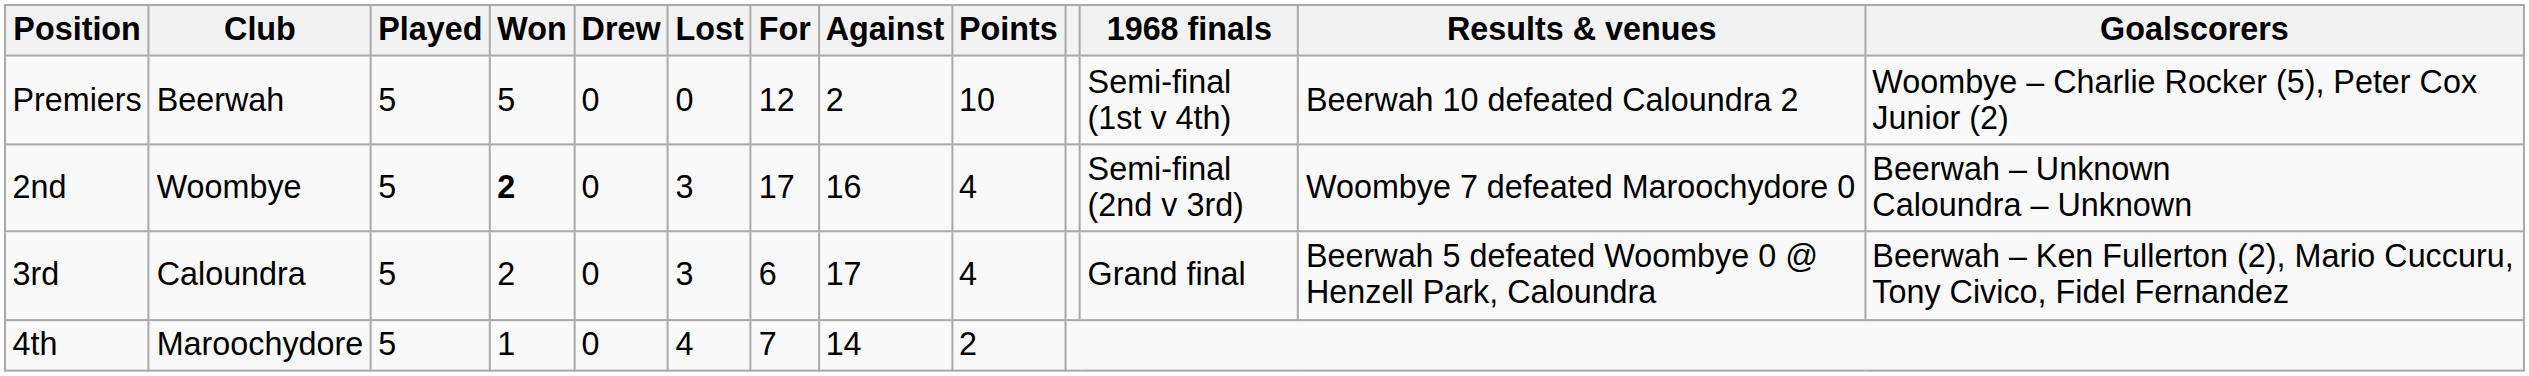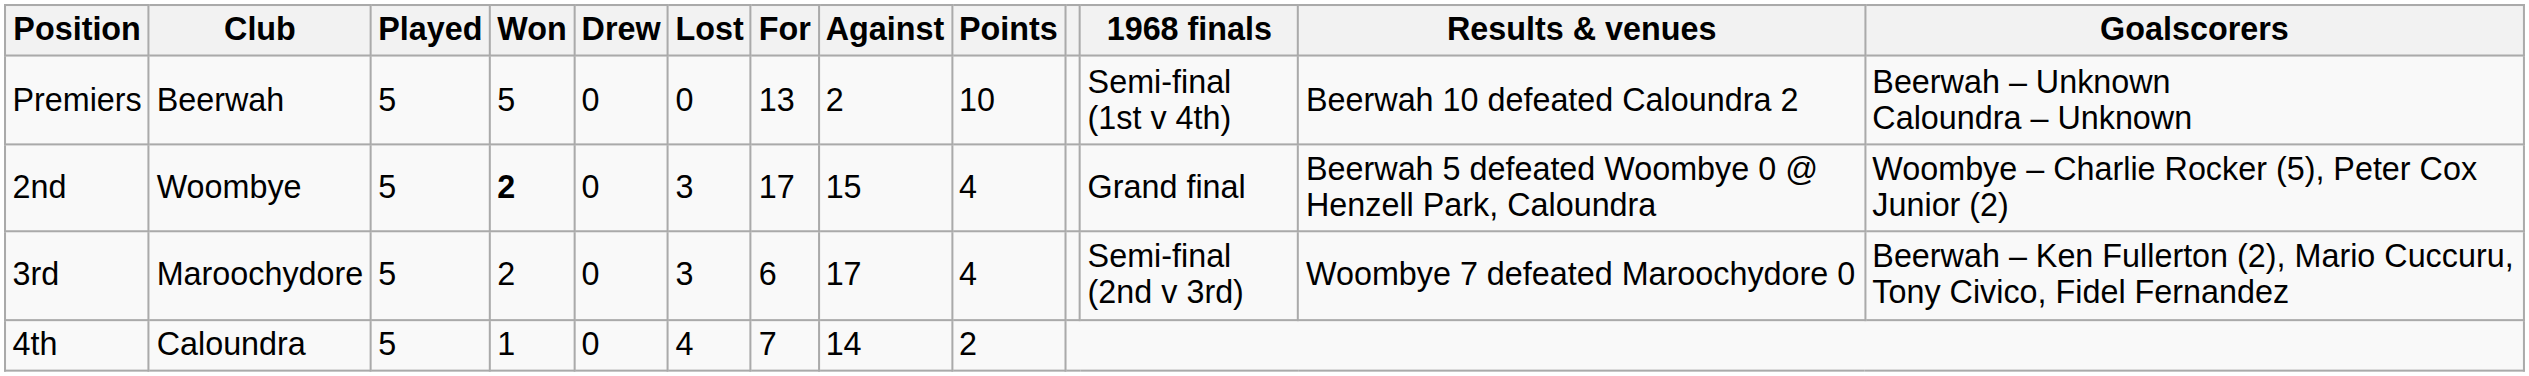(777, 99) 12 -> (777, 99) 13
(2175, 99) Woombye – Charlie Rocker (5), Peter Cox Junior (2) -> (2032, 99) Beerwah – Unknown Caloundra – Unknown
(844, 187) 16 -> (844, 187) 15
(1166, 187) Semi-final (2nd v 3rd) -> (1167, 187) Grand final
(1581, 187) Woombye 7 defeated Maroochydore 0 -> (1562, 187) Beerwah 5 defeated Woombye 0 @ Henzell Park, Caloundra
(2032, 187) Beerwah – Unknown Caloundra – Unknown -> (2175, 187) Woombye – Charlie Rocker (5), Peter Cox Junior (2)
(231, 274) Caloundra -> (260, 274) Maroochydore
(1167, 274) Grand final -> (1166, 274) Semi-final (2nd v 3rd)
(1562, 274) Beerwah 5 defeated Woombye 0 @ Henzell Park, Caloundra -> (1581, 274) Woombye 7 defeated Maroochydore 0
(260, 344) Maroochydore -> (231, 344) Caloundra
